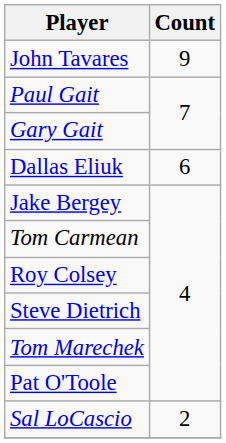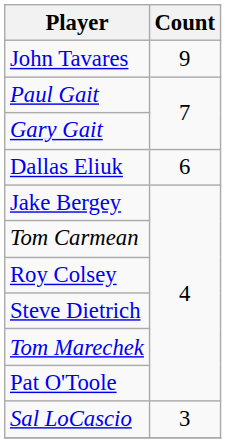(185, 418) 2 -> (185, 418) 3
